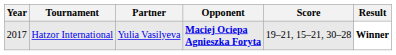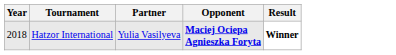- column: (309, 13)
(17, 35) 2017 -> (17, 35) 2018
